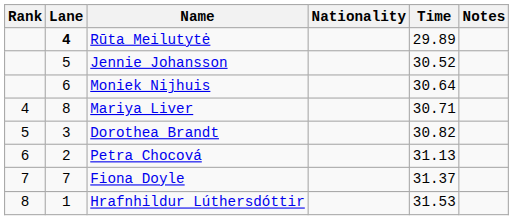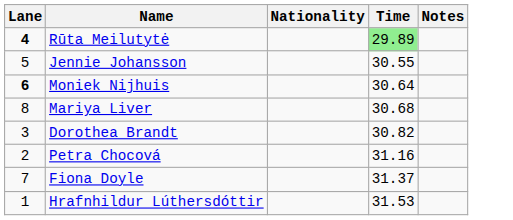- column: (25, 16)
(434, 40) no background -> (393, 40) lightgreen background
(434, 63) 30.52 -> (393, 63) 30.55
(66, 86) normal -> (25, 86) bold
(434, 109) 30.71 -> (393, 109) 30.68
(434, 156) 31.13 -> (393, 156) 31.16
